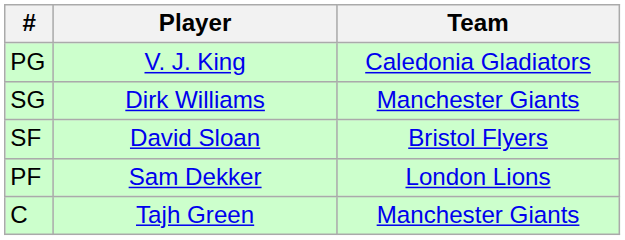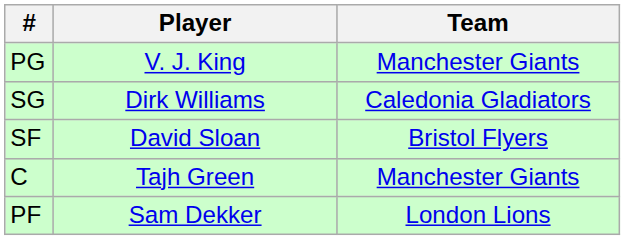(478, 61) Caledonia Gladiators -> (478, 61) Manchester Giants
(478, 100) Manchester Giants -> (478, 100) Caledonia Gladiators
rows swapped: (26, 176) <-> (19, 215)
